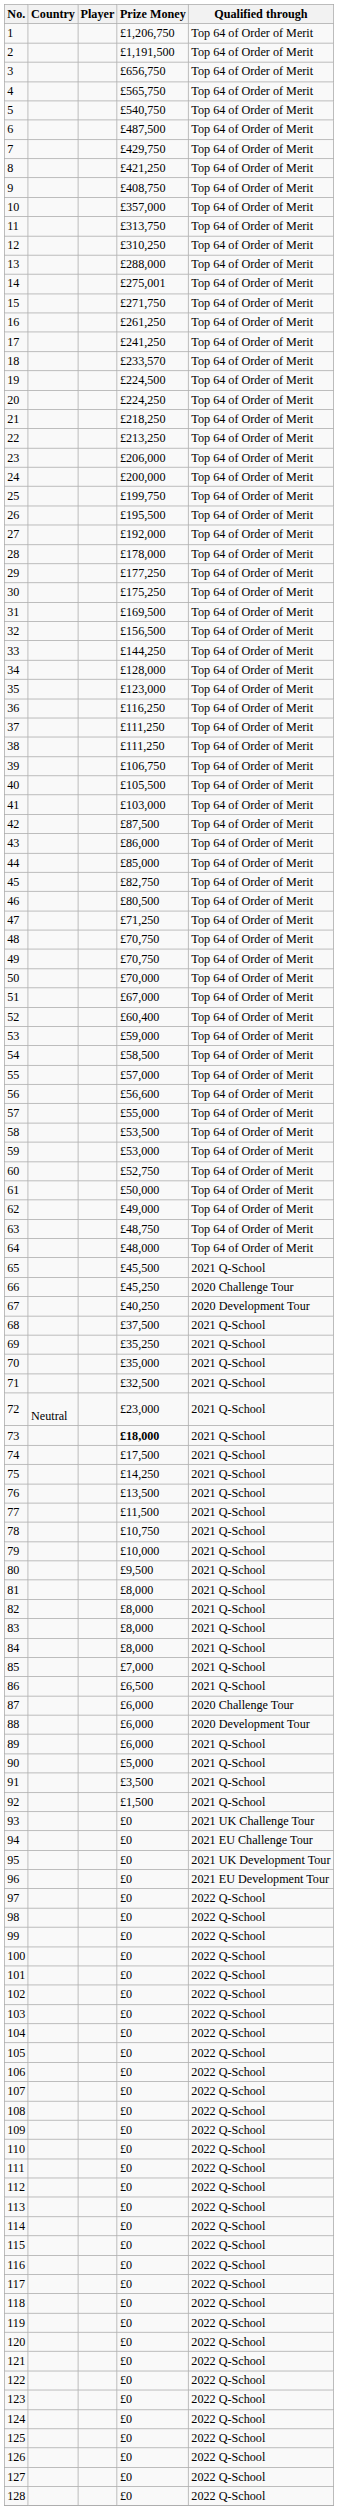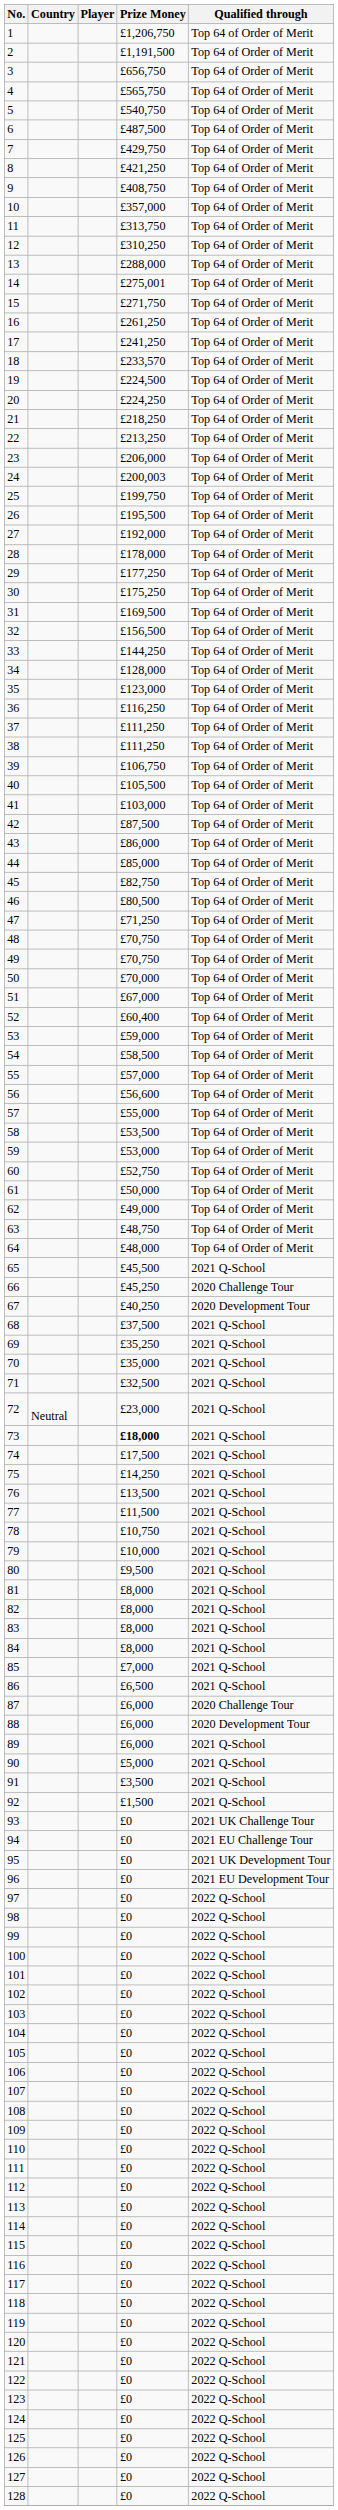(143, 476) £200,000 -> (143, 476) £200,003
